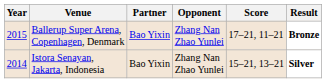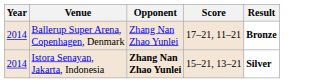- column: (150, 13)
(17, 35) 2015 -> (17, 35) 2014
(199, 64) normal -> (155, 64) bold
